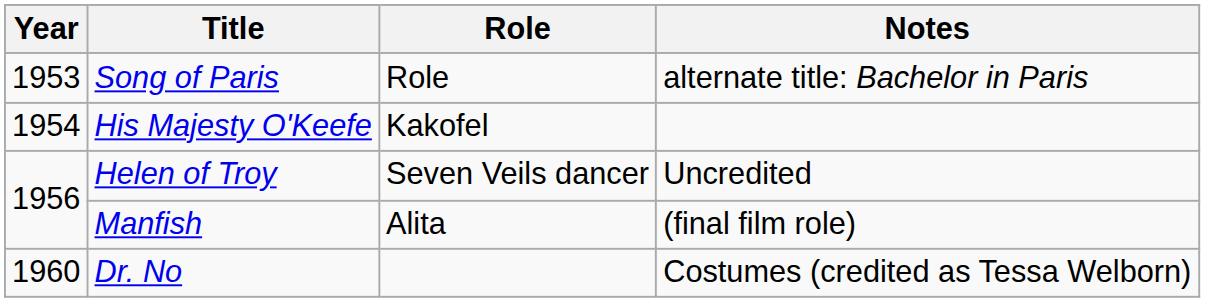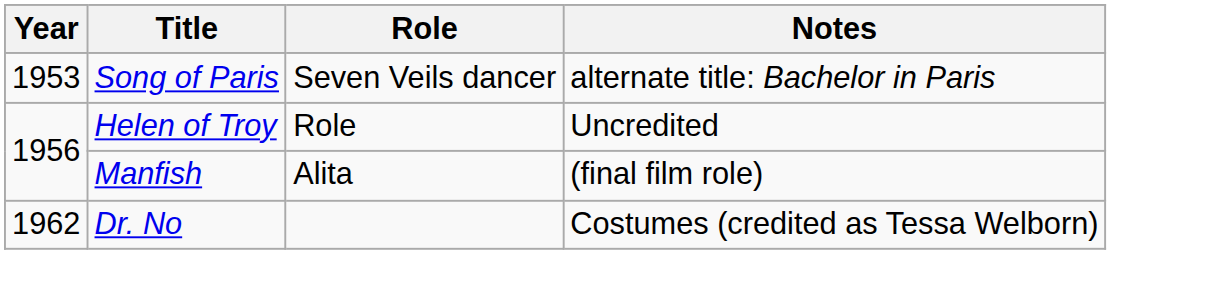(418, 77) Role -> (425, 77) Seven Veils dancer
- row: (233, 126)
(518, 175) Seven Veils dancer -> (325, 126) Role
(46, 272) 1960 -> (46, 223) 1962
